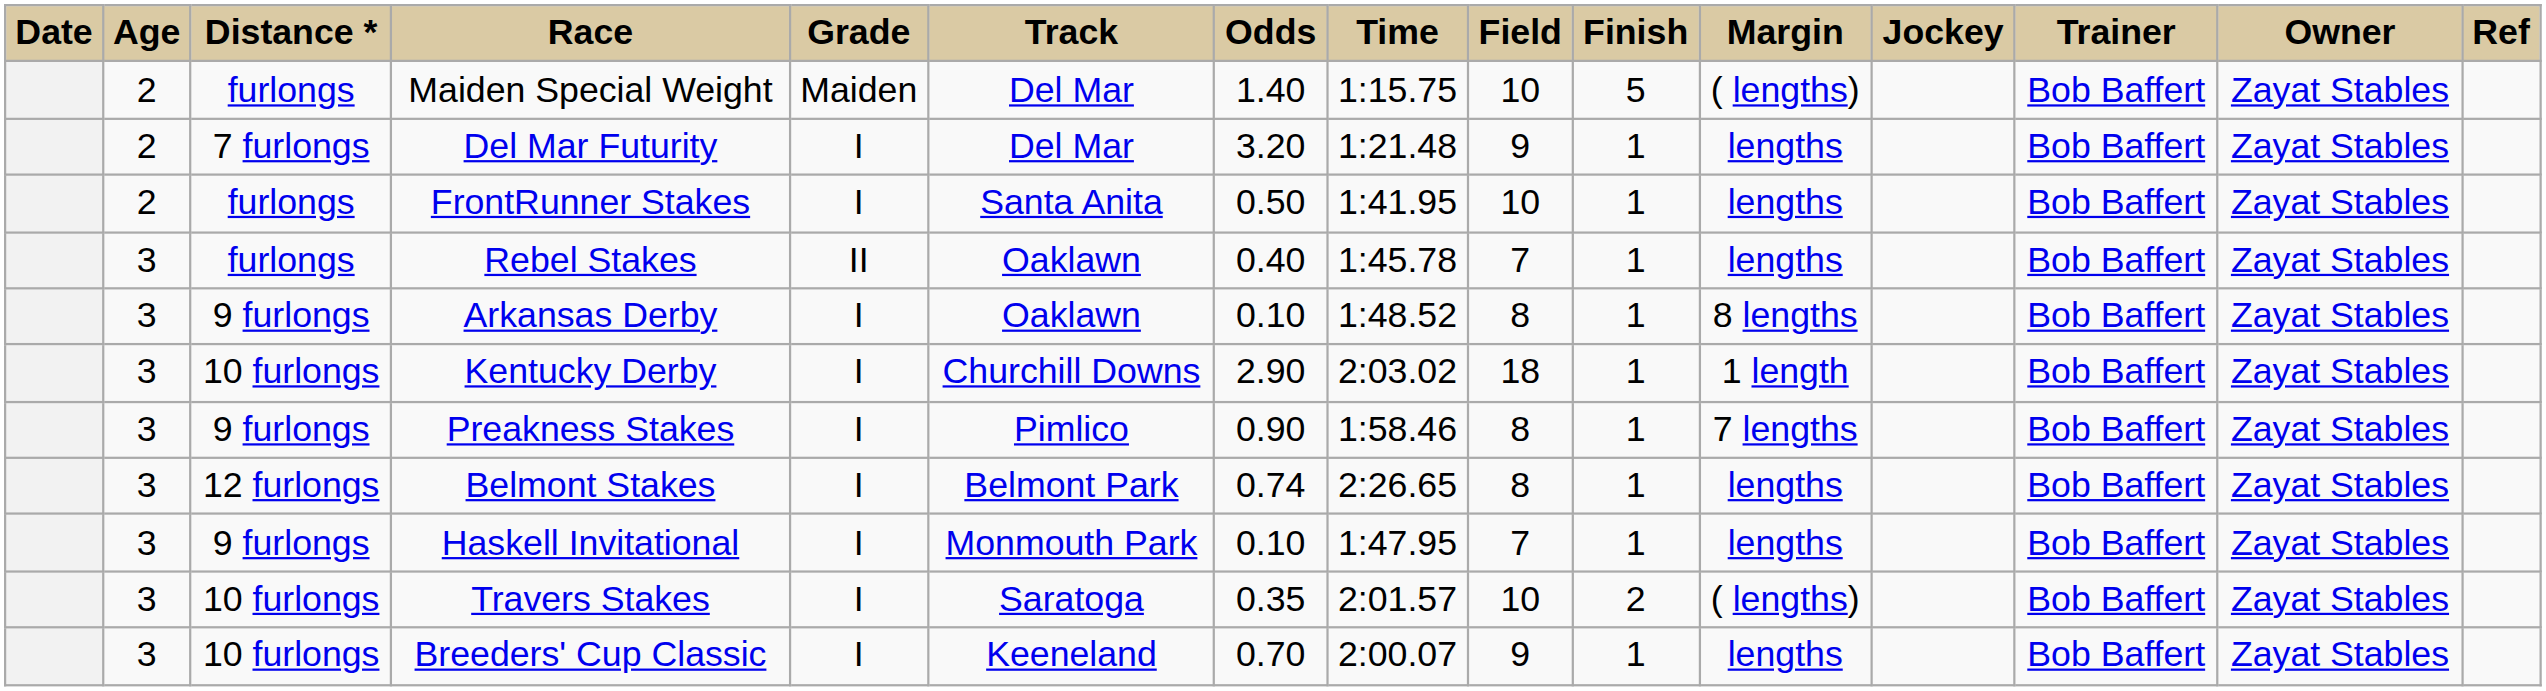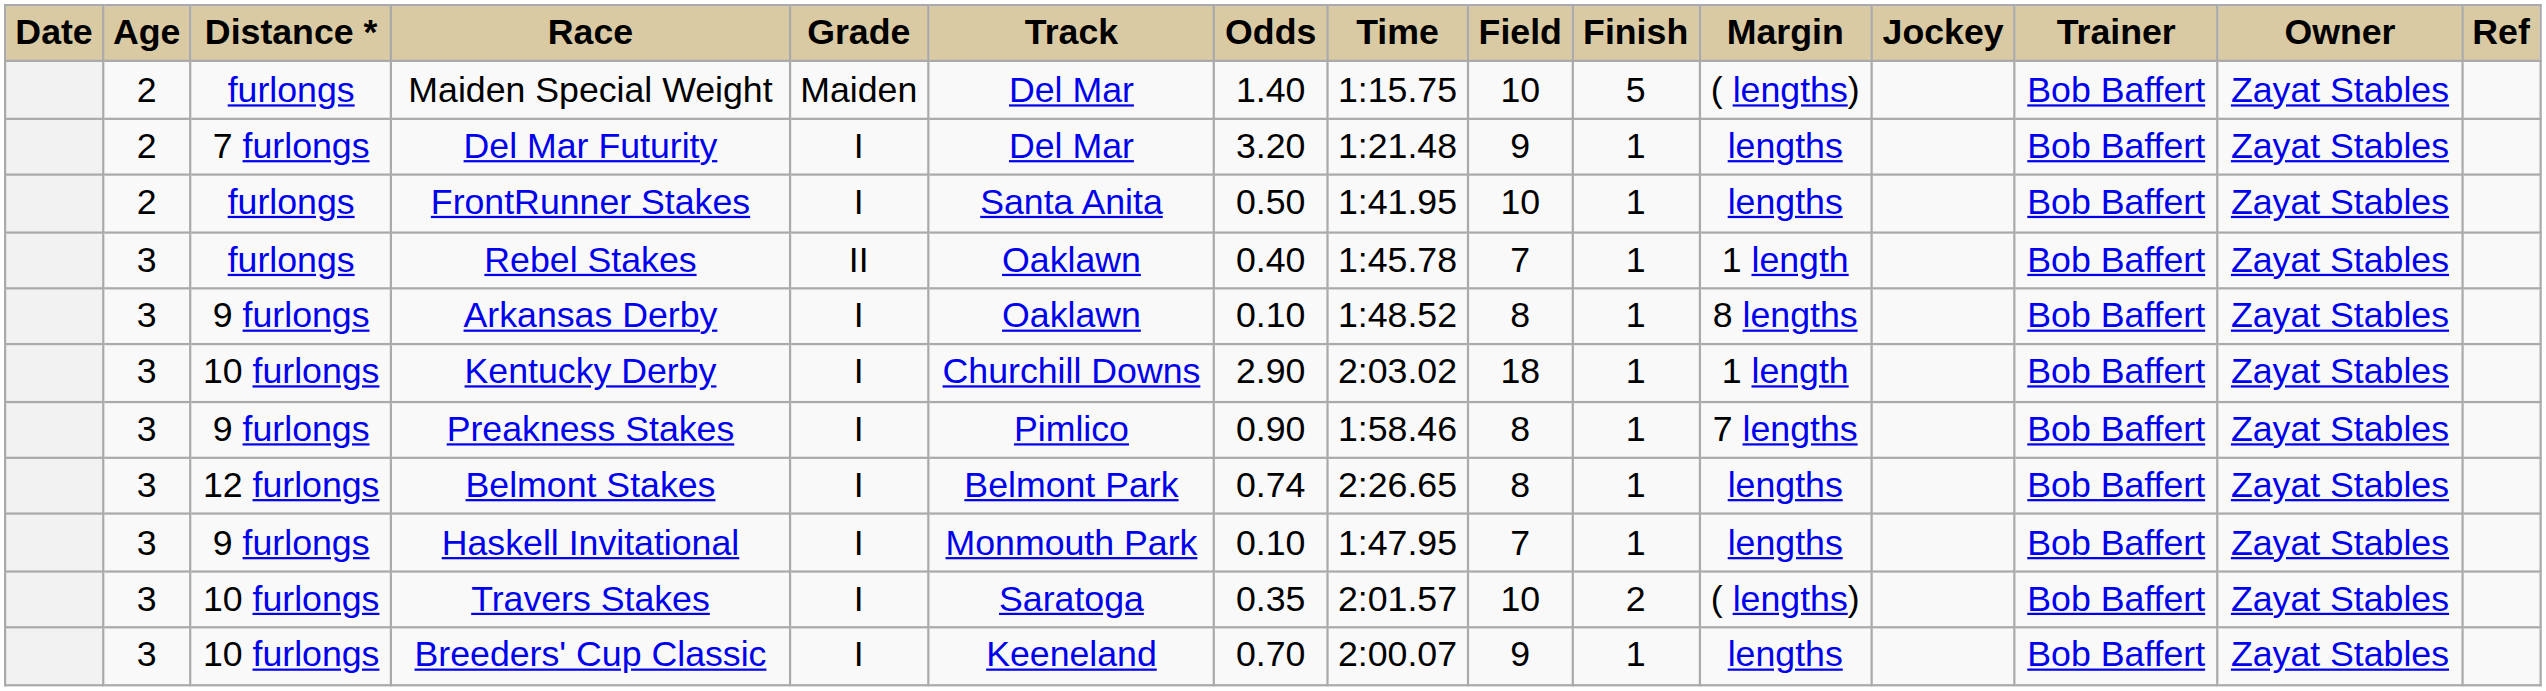(1785, 259) lengths -> (1785, 259) 1 length
